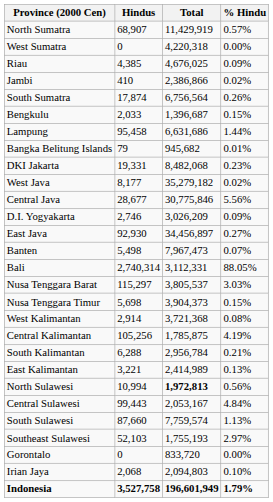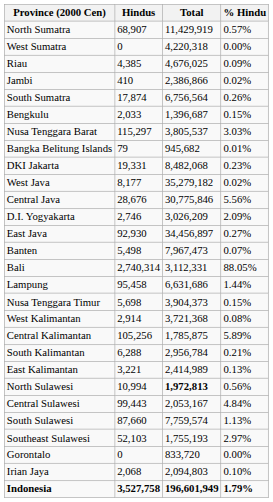rows swapped: (27, 132) <-> (52, 285)
(132, 200) 28,677 -> (132, 200) 28,676
(237, 217) 0.09% -> (237, 217) 2.09%
(237, 336) 4.19% -> (237, 336) 5.89%
